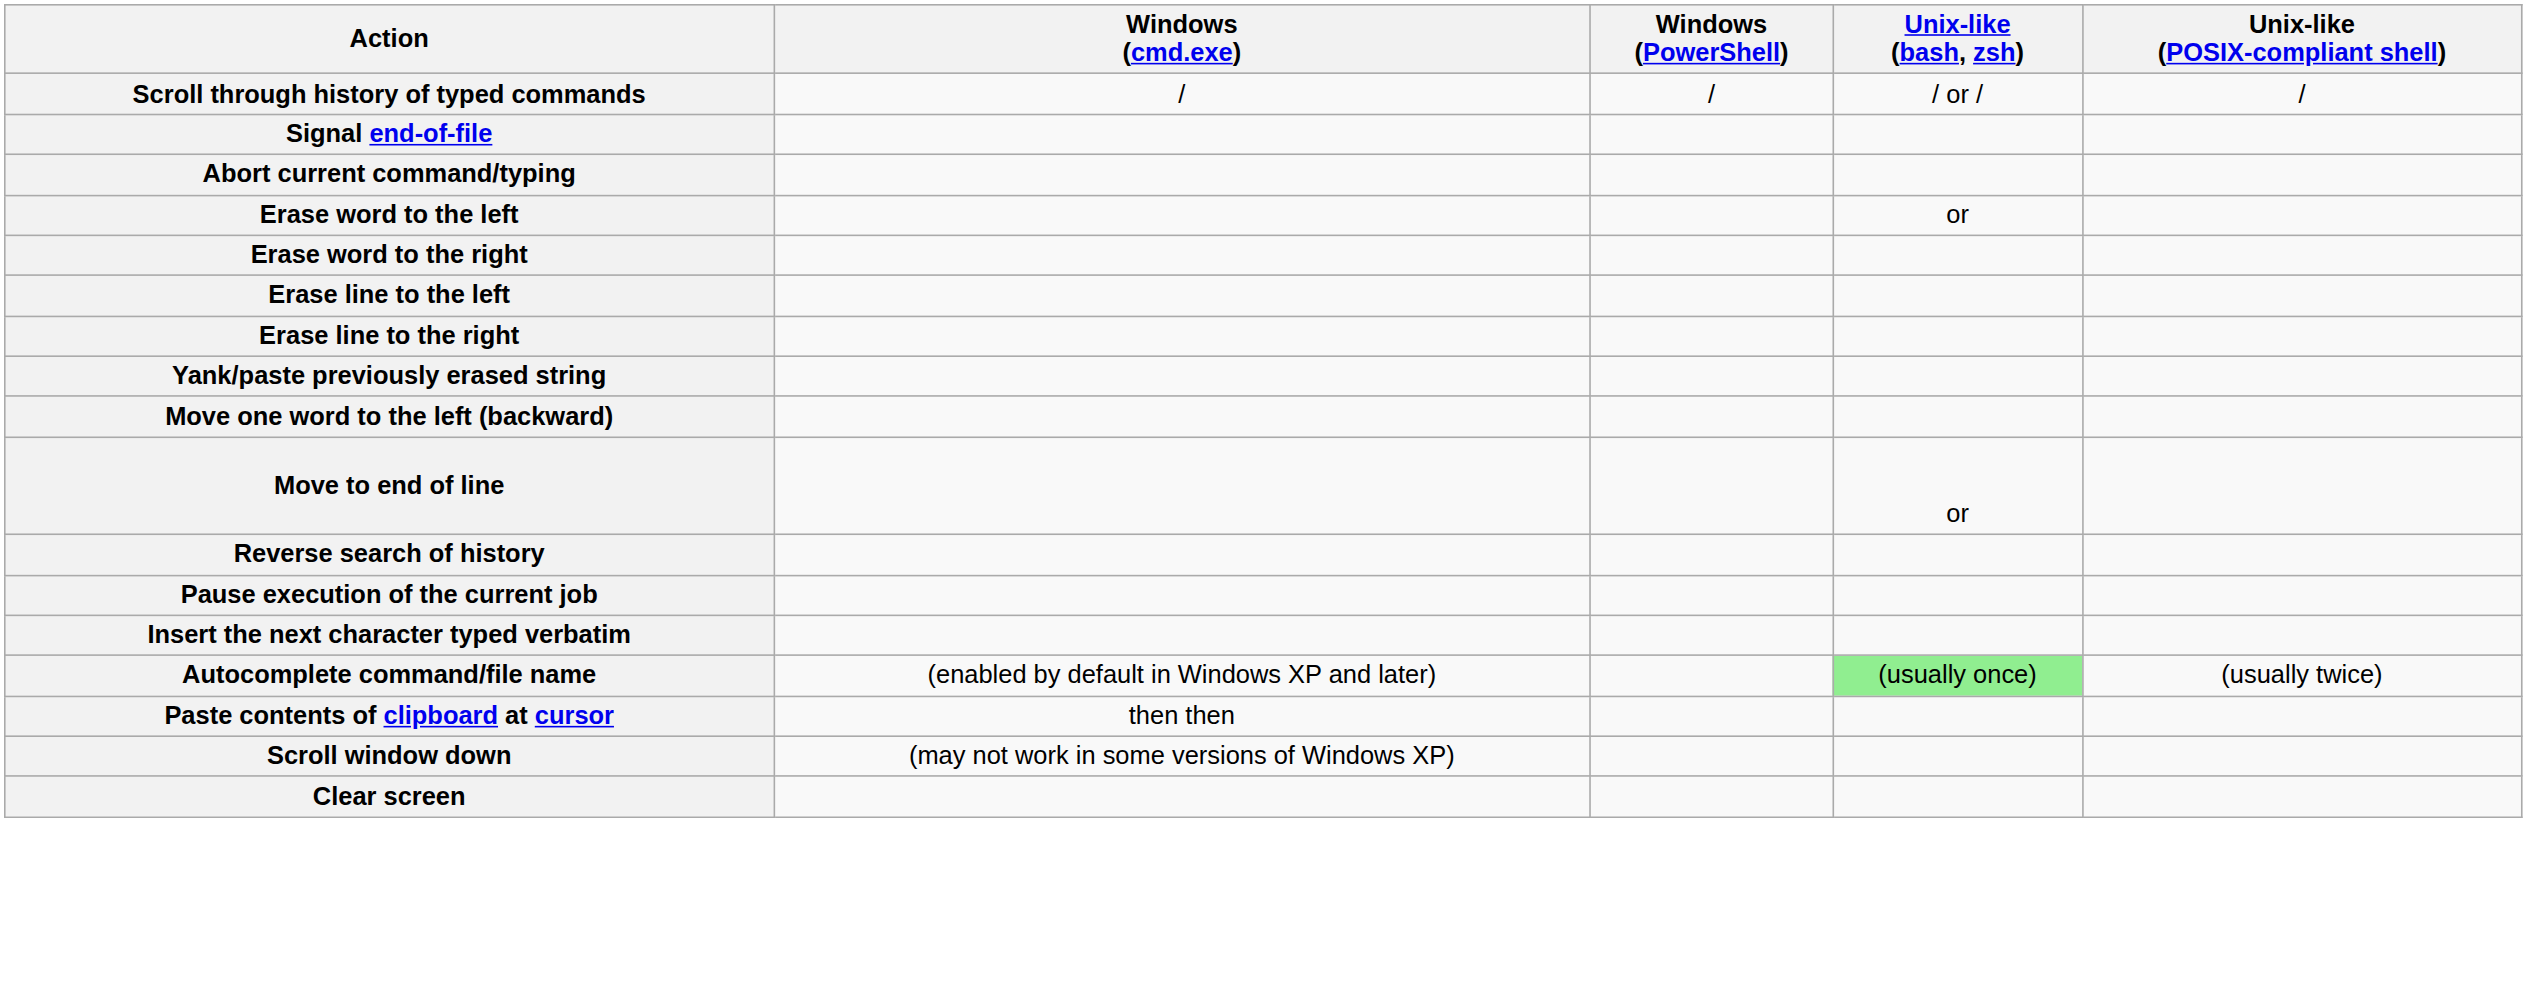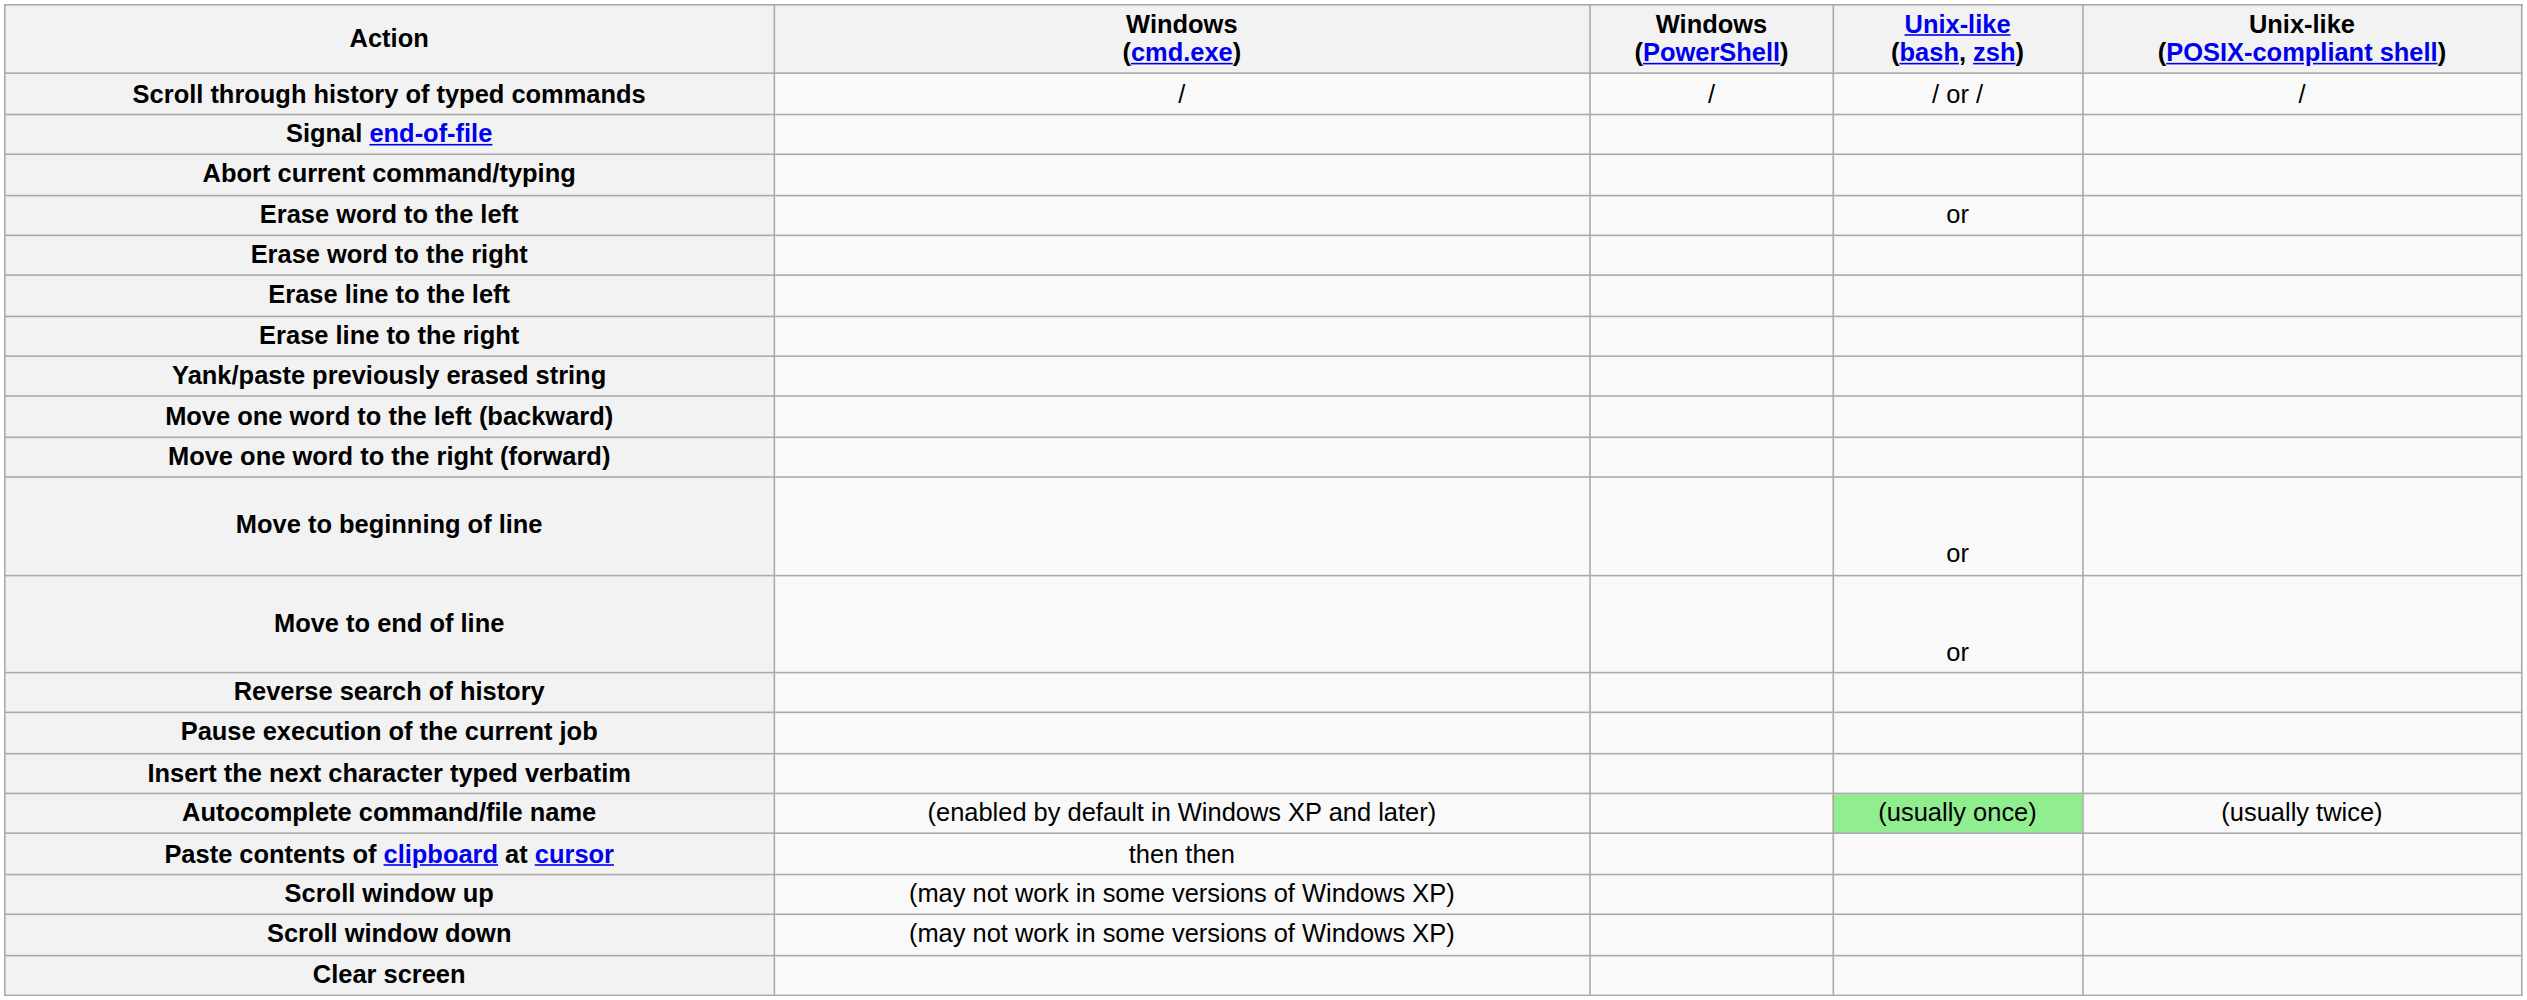+ row: (389, 456)
+ row: (389, 525)
+ row: (389, 894)
